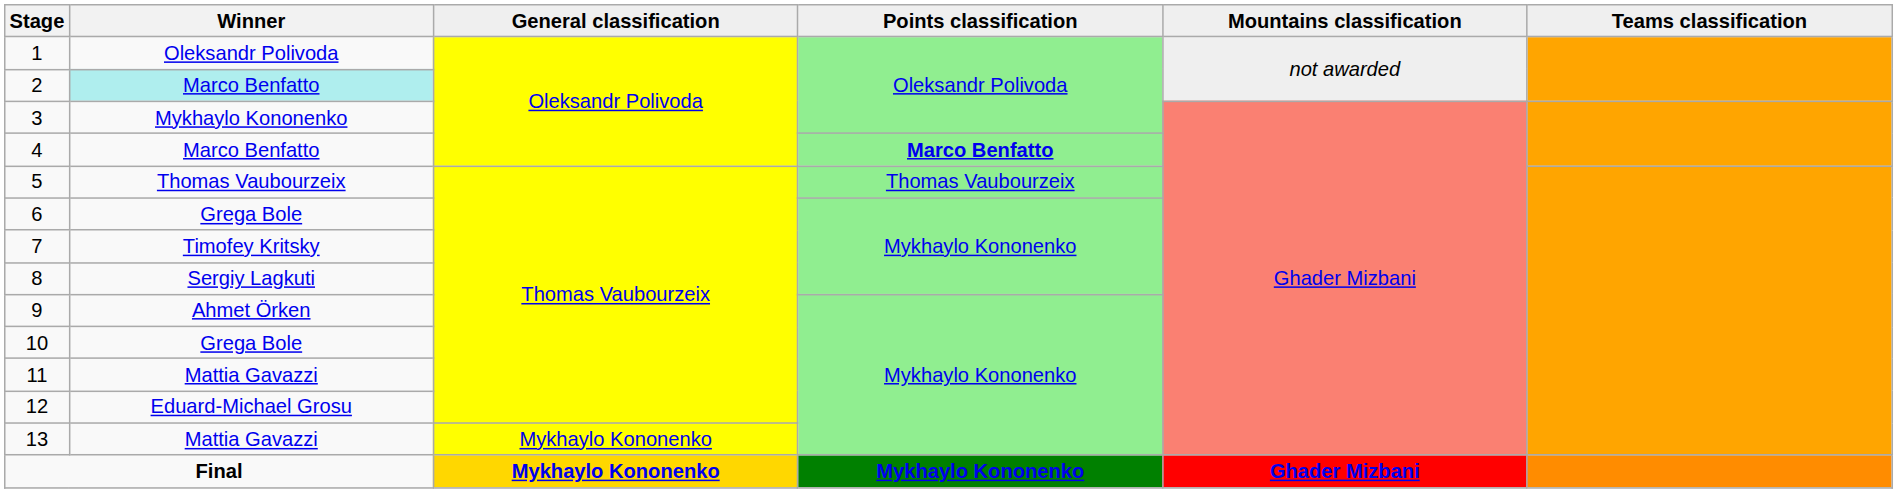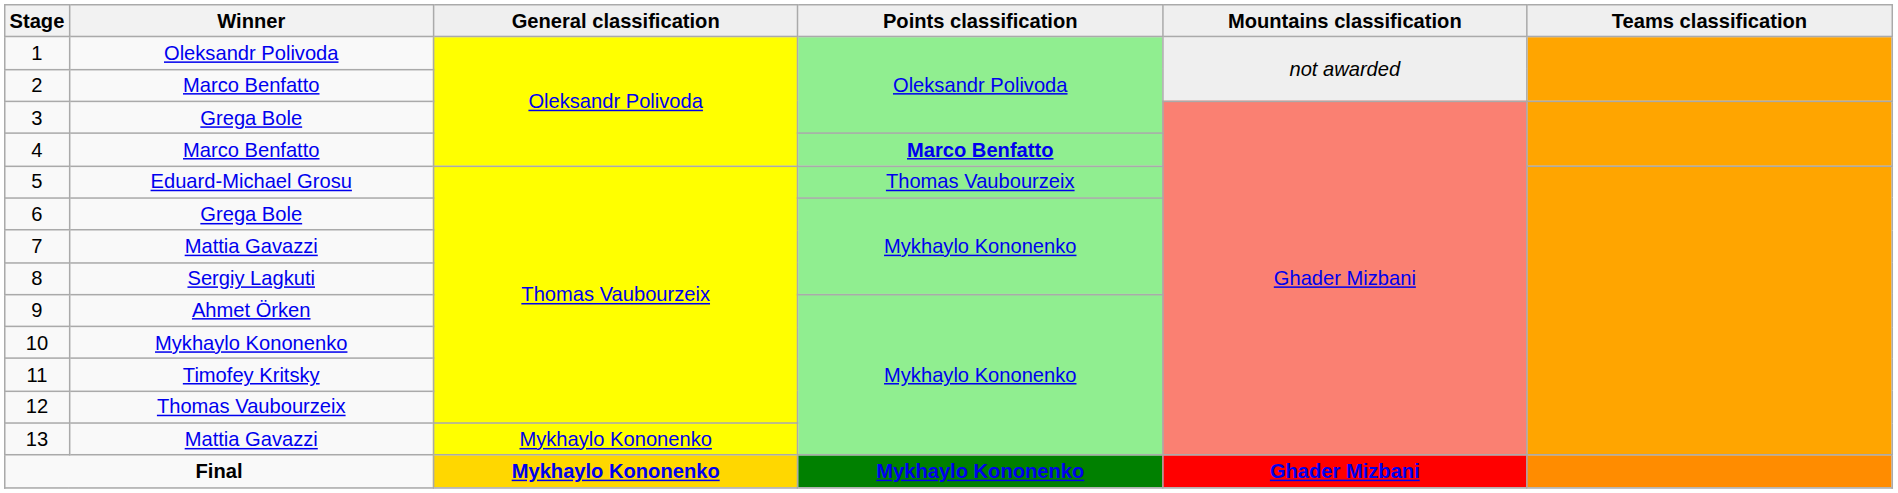(251, 86) paleturquoise background -> (251, 86) no background
(251, 118) Mykhaylo Kononenko -> (251, 118) Grega Bole
(251, 182) Thomas Vaubourzeix -> (251, 182) Eduard-Michael Grosu
(251, 246) Timofey Kritsky -> (251, 246) Mattia Gavazzi
(251, 343) Grega Bole -> (251, 343) Mykhaylo Kononenko
(251, 375) Mattia Gavazzi -> (251, 375) Timofey Kritsky
(251, 407) Eduard-Michael Grosu -> (251, 407) Thomas Vaubourzeix
